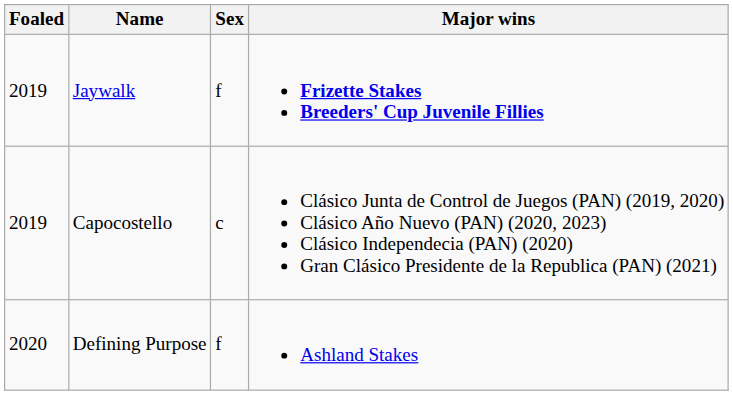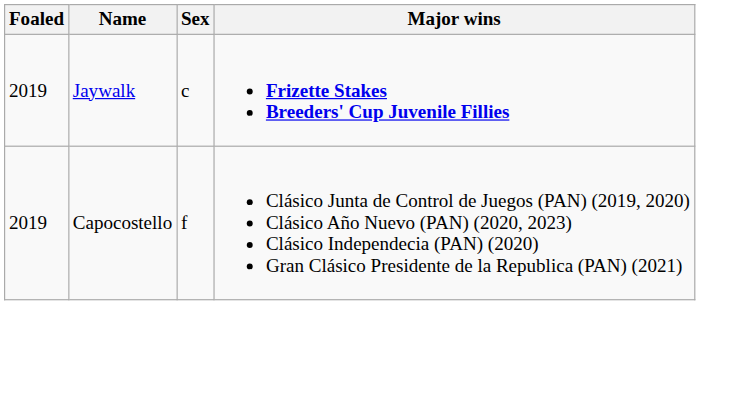(219, 90) f -> (185, 90) c
(220, 222) c -> (184, 222) f
- row: (140, 344)
